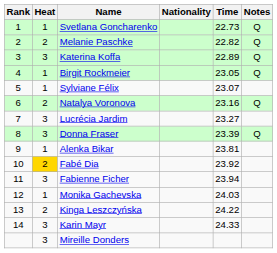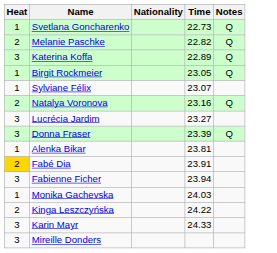- column: (18, 12)
(227, 164) 23.92 -> (199, 164) 23.91
